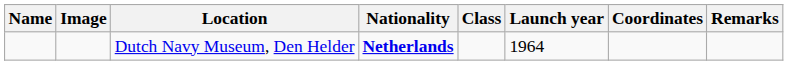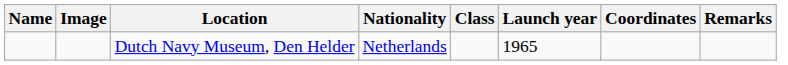(408, 45) bold -> (405, 45) normal
(527, 45) 1964 -> (520, 45) 1965
